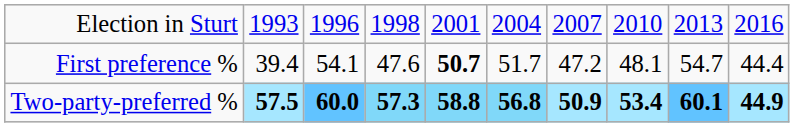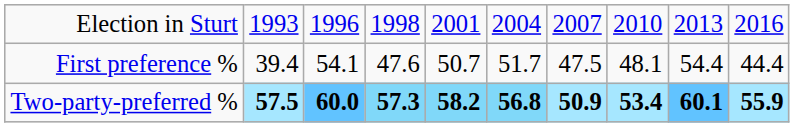(459, 63) bold -> (459, 63) normal
(580, 63) 47.2 -> (580, 63) 47.5
(701, 63) 54.7 -> (701, 63) 54.4
(459, 102) 58.8 -> (459, 102) 58.2
(762, 102) 44.9 -> (762, 102) 55.9
